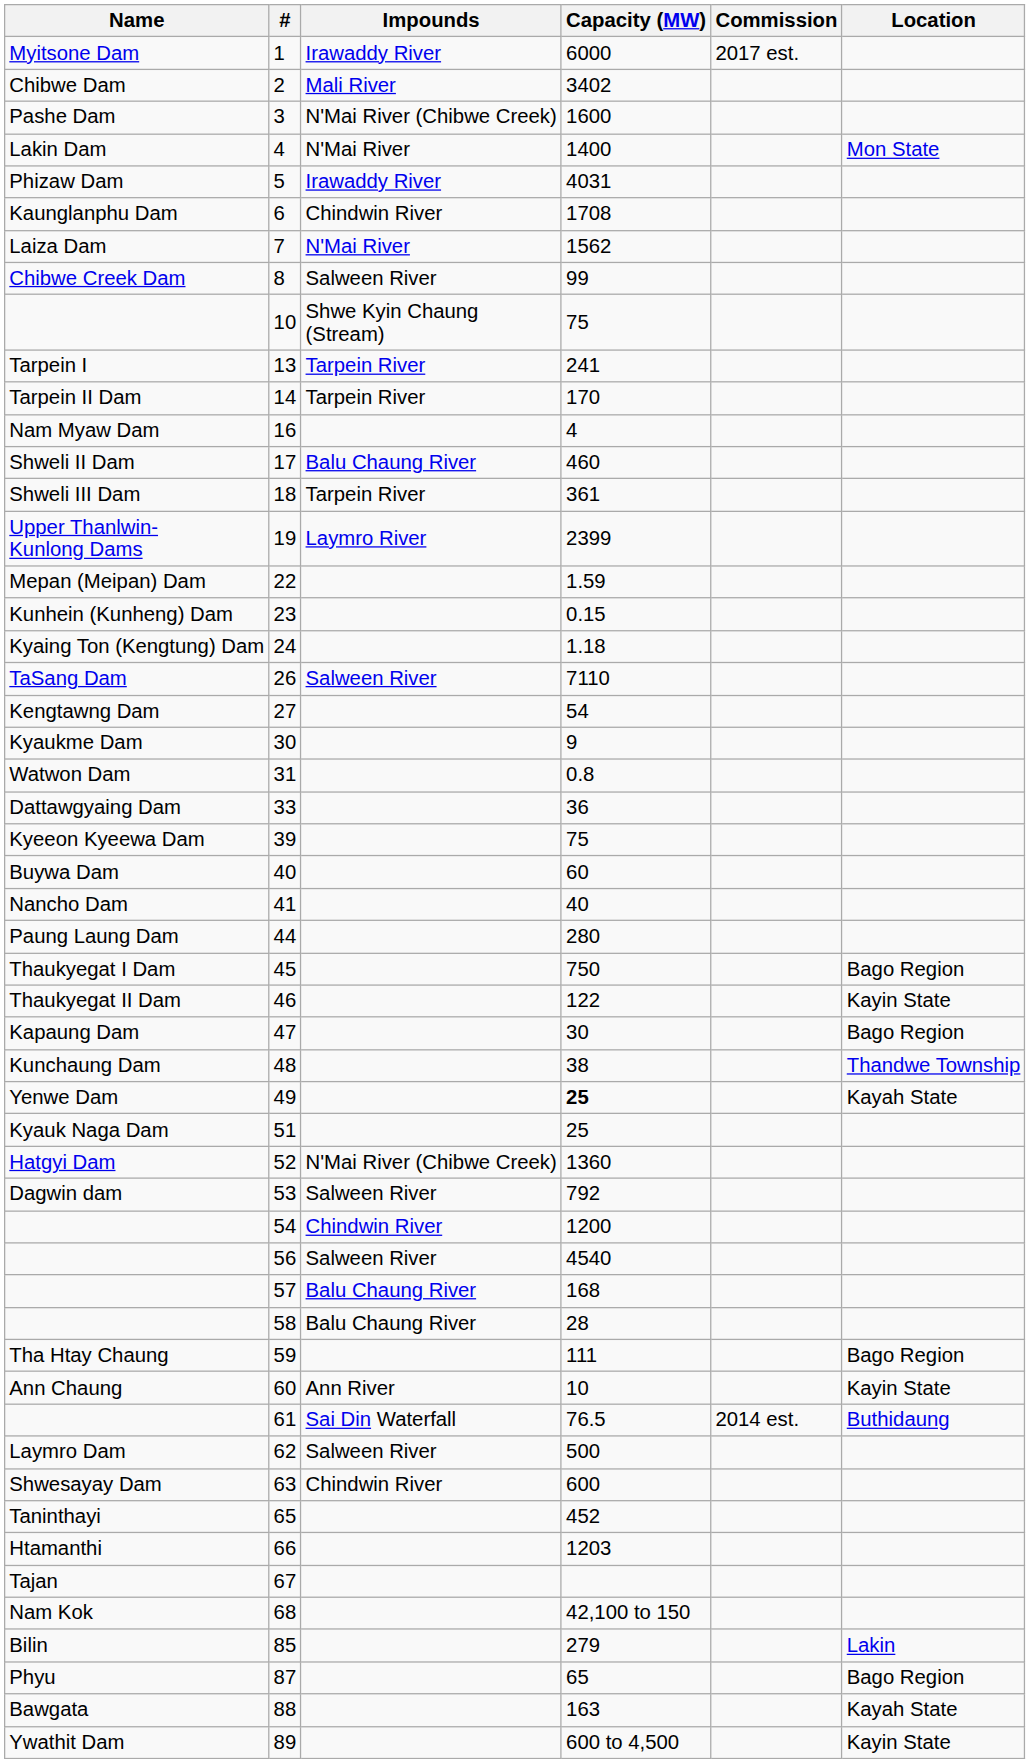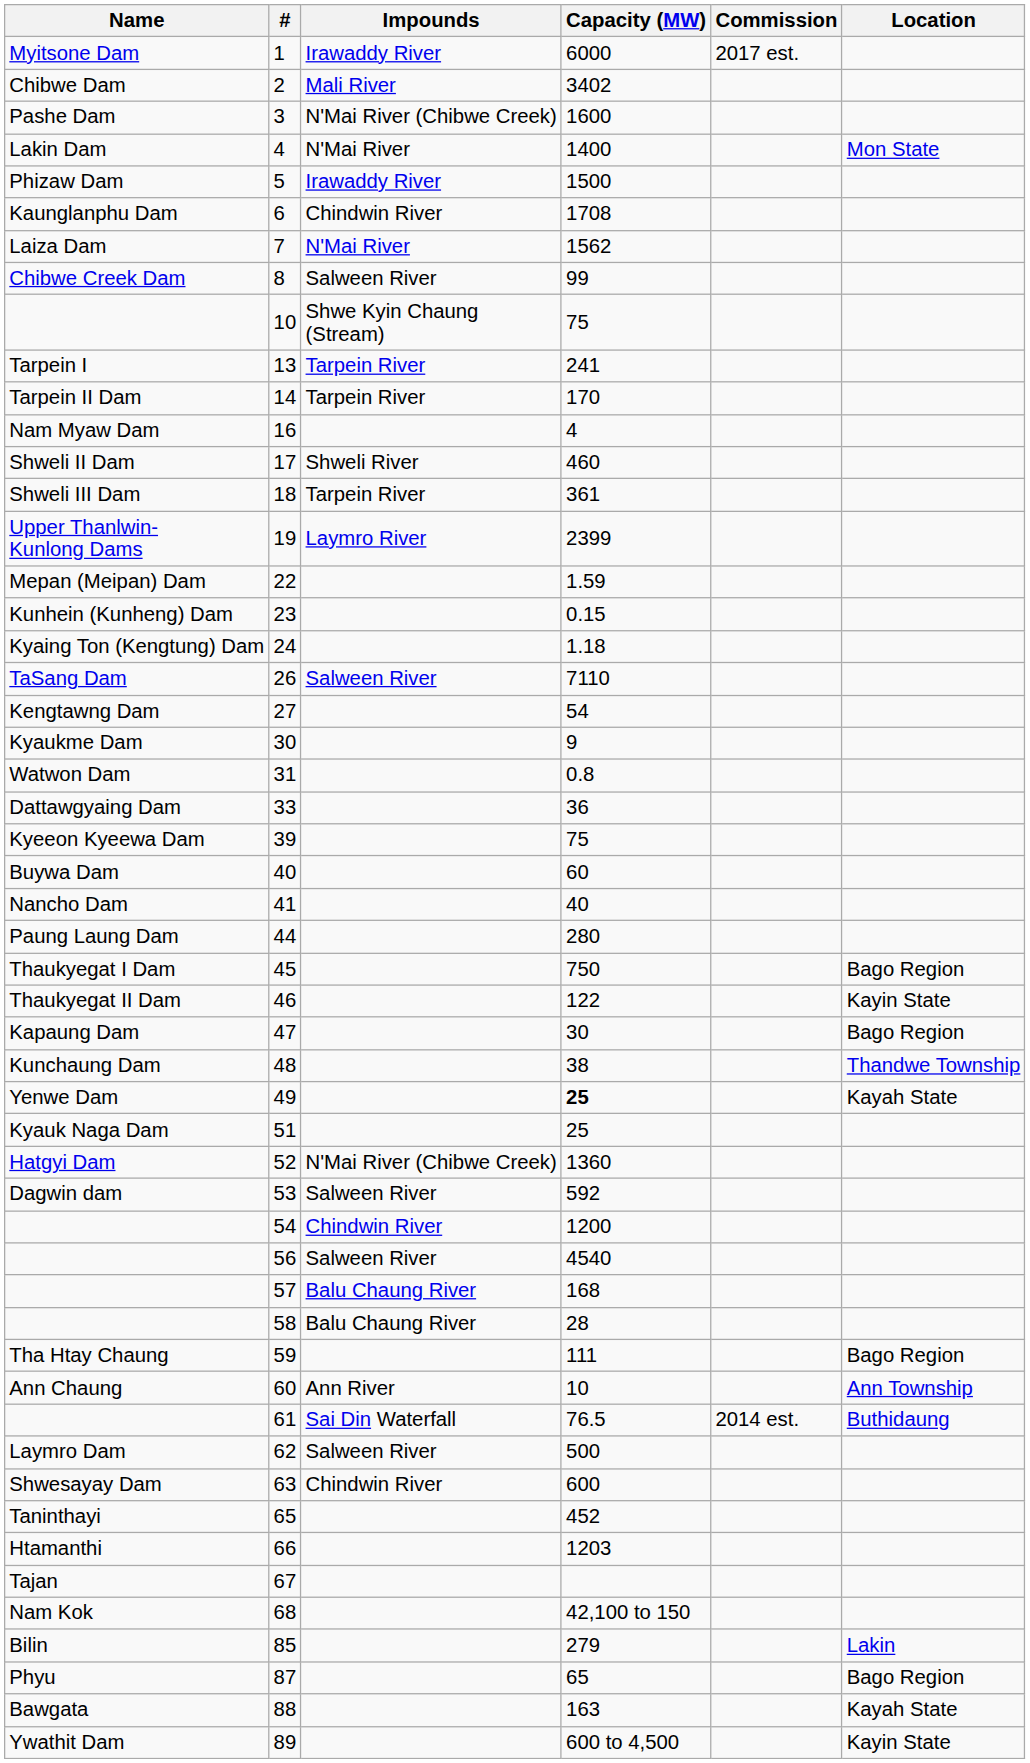(589, 181) 4031 -> (589, 181) 1500
(391, 462) Balu Chaung River -> (362, 462) Shweli River
(583, 1194) 792 -> (583, 1194) 592
(899, 1387) Kayin State -> (910, 1387) Ann Township
